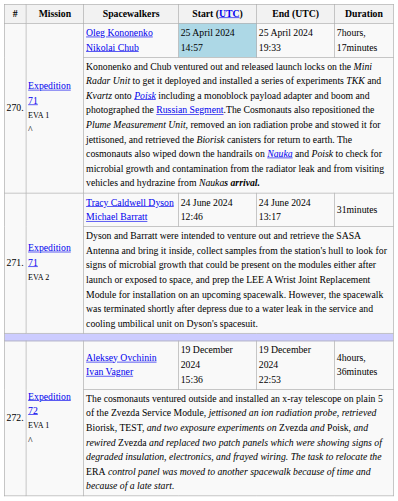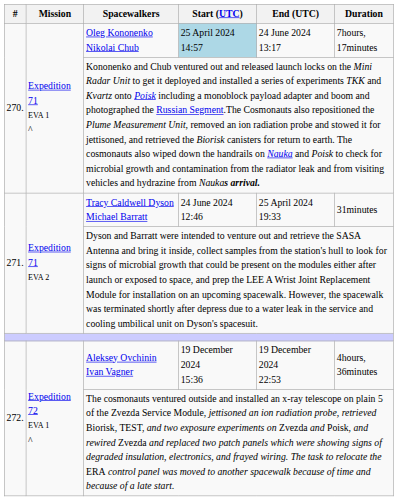(286, 40) 25 April 2024 19:33 -> (285, 40) 24 June 2024 13:17
(285, 209) 24 June 2024 13:17 -> (286, 209) 25 April 2024 19:33
